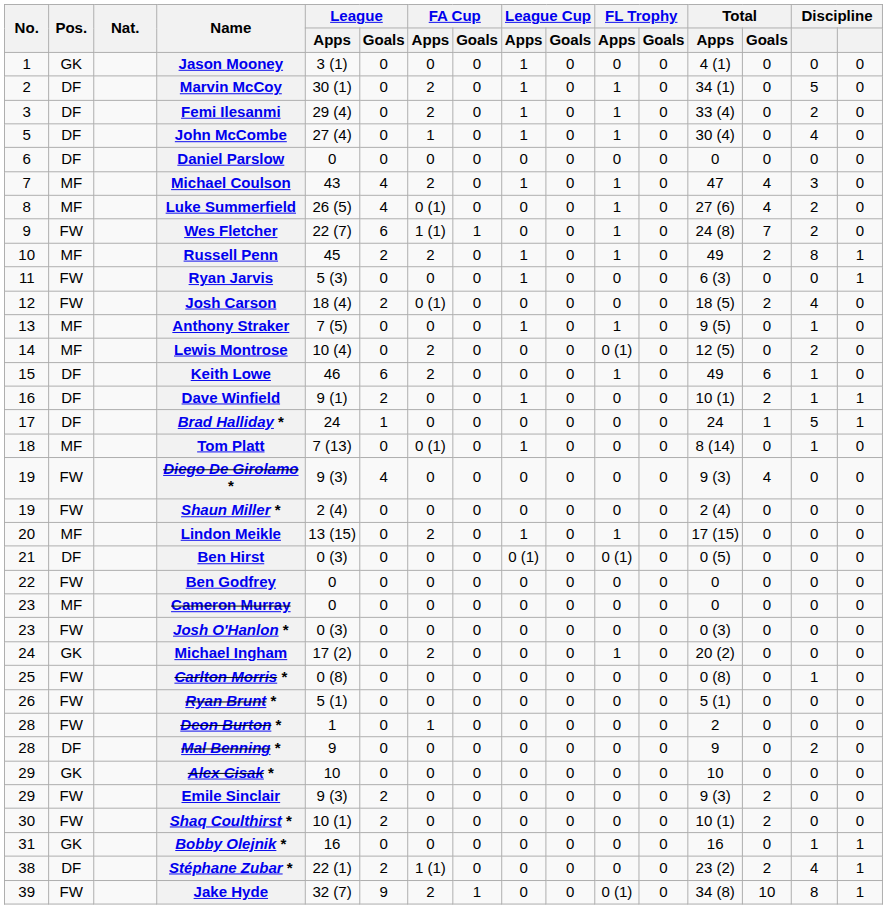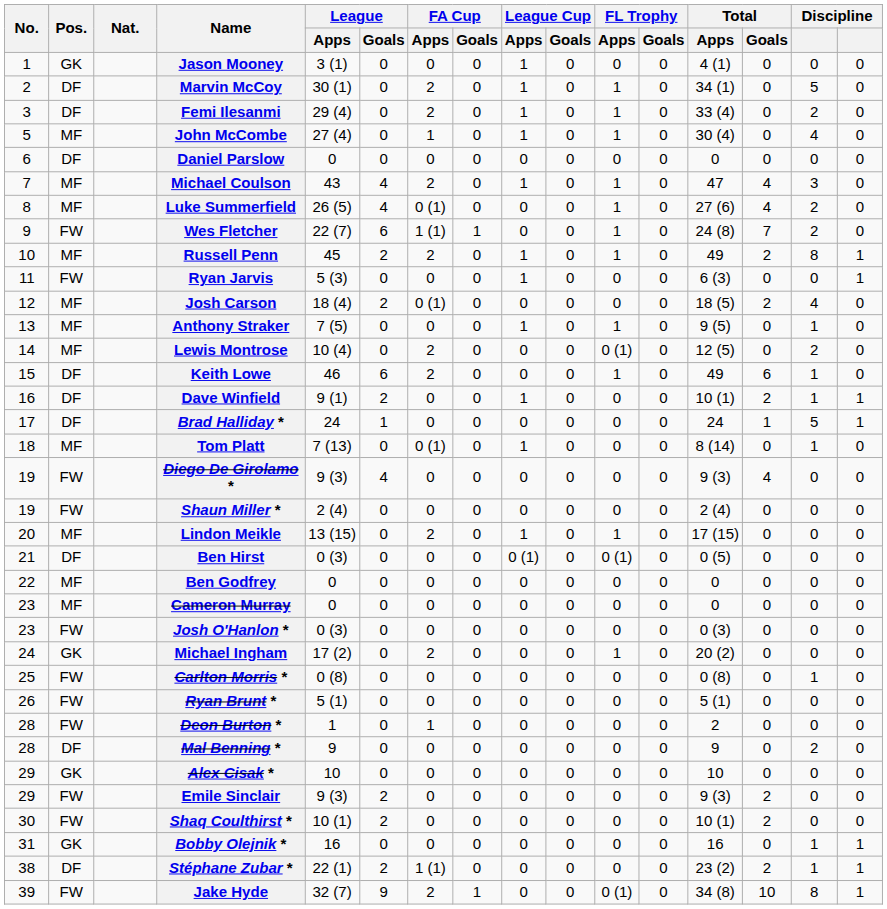(71, 135) DF -> (71, 135) MF
(71, 302) FW -> (71, 302) MF
(71, 581) FW -> (71, 581) MF
(814, 868) 4 -> (814, 868) 1
